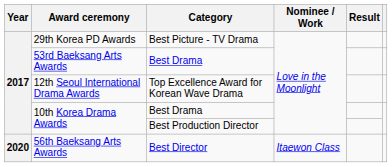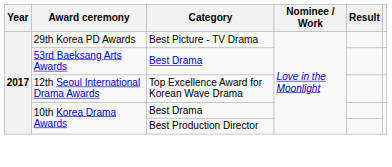- row: (77, 148)
